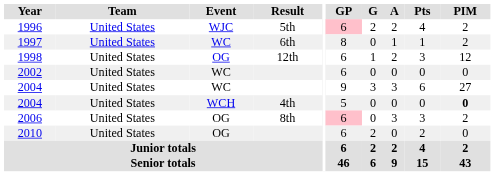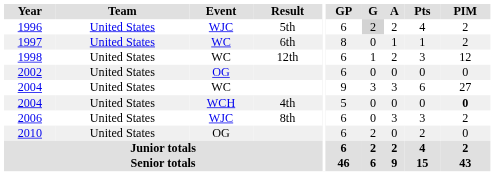(344, 26) pink background -> (344, 26) no background
(373, 26) no background -> (373, 26) lightgrey background
(221, 57) OG -> (221, 57) WC
(221, 72) WC -> (221, 72) OG
(221, 118) OG -> (221, 118) WJC
(344, 118) pink background -> (344, 118) no background
